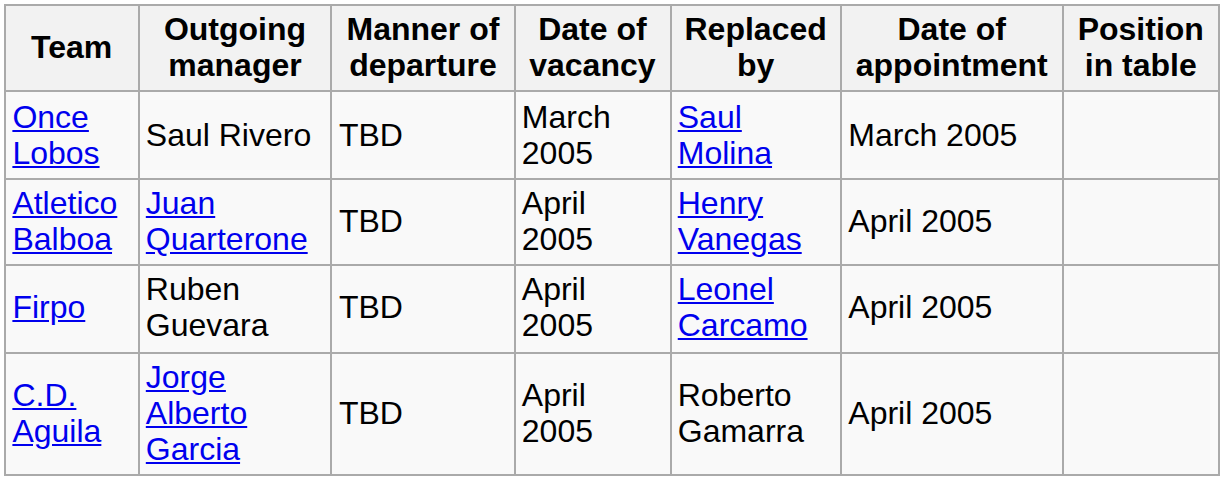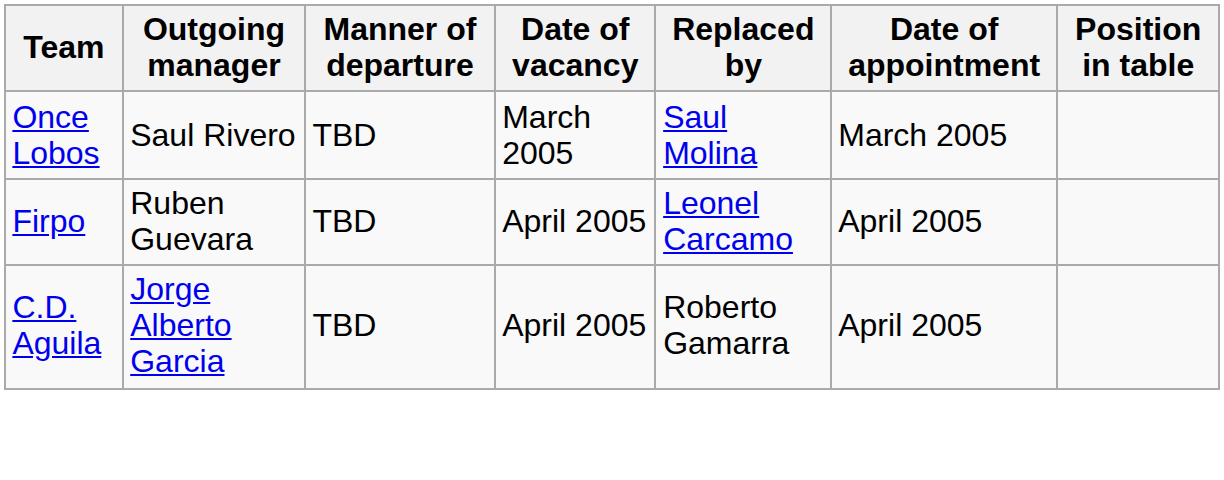- row: (65, 221)
